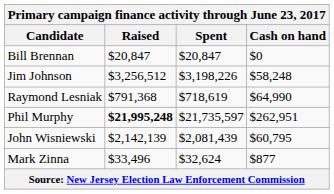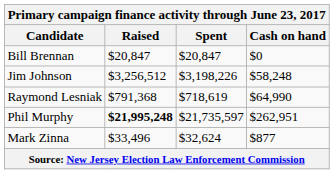- row: (51, 138)
